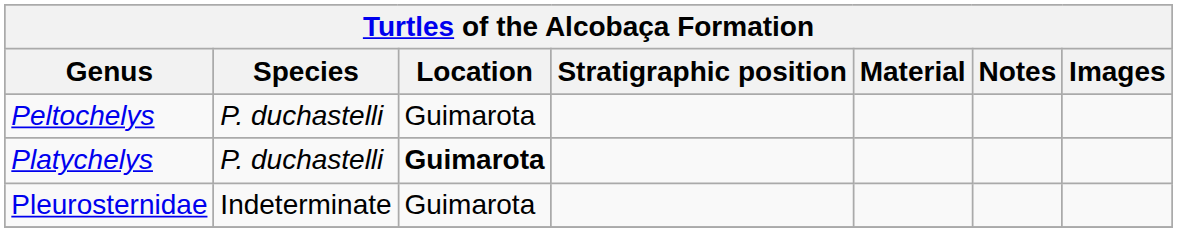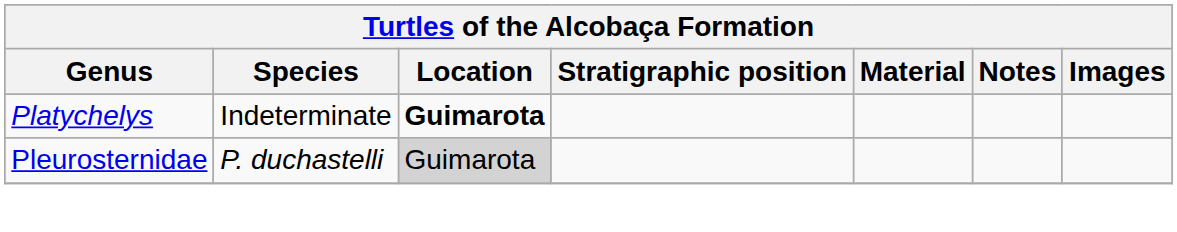- row: (83, 115)
(302, 159) P. duchastelli -> (306, 115) Indeterminate
(306, 204) Indeterminate -> (302, 159) P. duchastelli
(470, 204) no background -> (470, 159) lightgrey background
